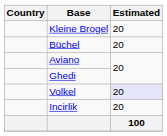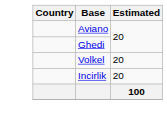- row: (79, 29)
- row: (64, 44)
(118, 91) lavender background -> (118, 60) no background
